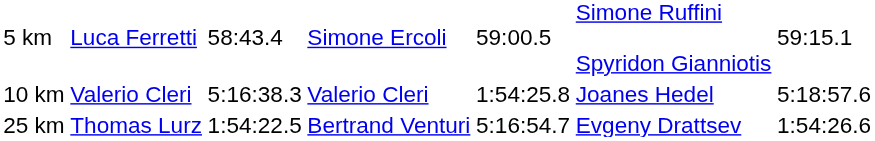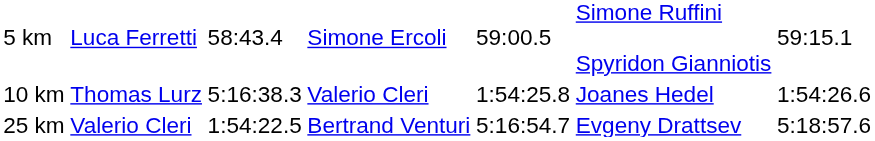(131, 94) Valerio Cleri -> (136, 94) Thomas Lurz
(824, 94) 5:18:57.6 -> (824, 94) 1:54:26.6
(136, 125) Thomas Lurz -> (131, 125) Valerio Cleri
(824, 125) 1:54:26.6 -> (824, 125) 5:18:57.6
